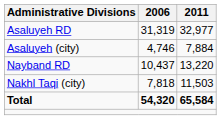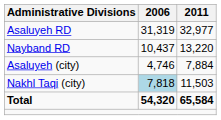rows swapped: (38, 65) <-> (43, 48)
(161, 83) no background -> (161, 83) lightblue background
